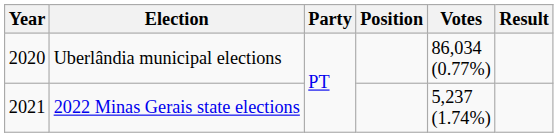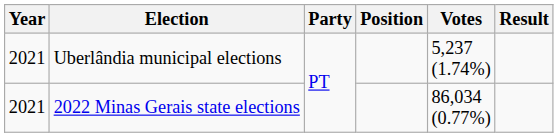(27, 58) 2020 -> (27, 58) 2021
(461, 58) 86,034 (0.77%) -> (461, 58) 5,237 (1.74%)
(461, 107) 5,237 (1.74%) -> (461, 107) 86,034 (0.77%)
